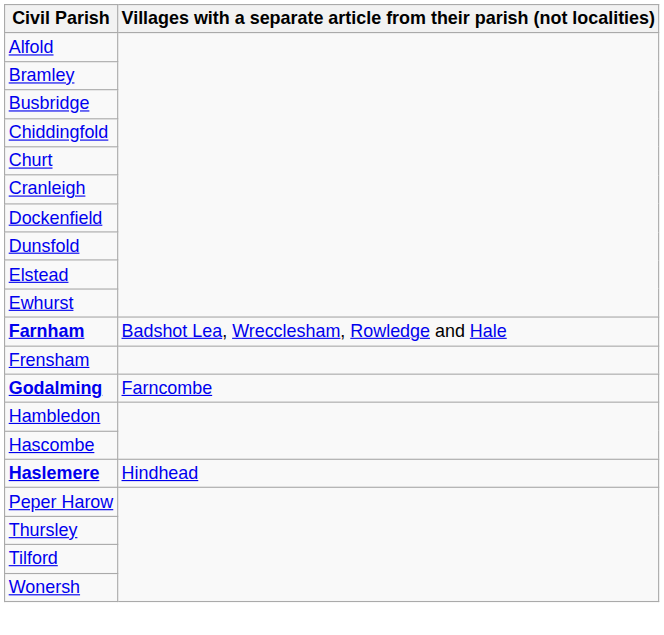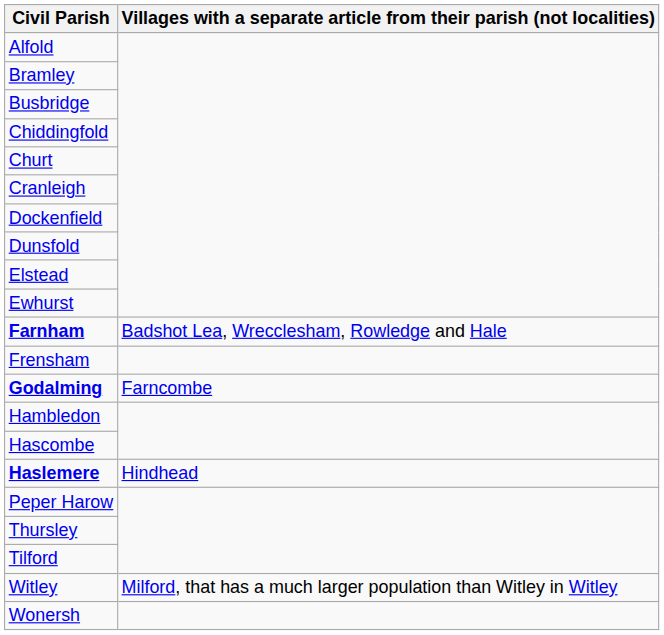+ row: (33, 587)
